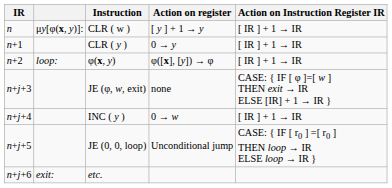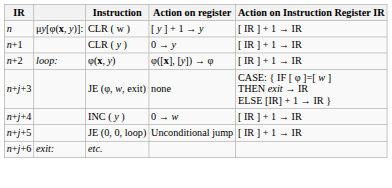(287, 145) CASE: { IF [ r0 ] =[ r0 ] THEN loop → IR ELSE loop → IR } -> (270, 133) [ IR ] + 1 → IR
